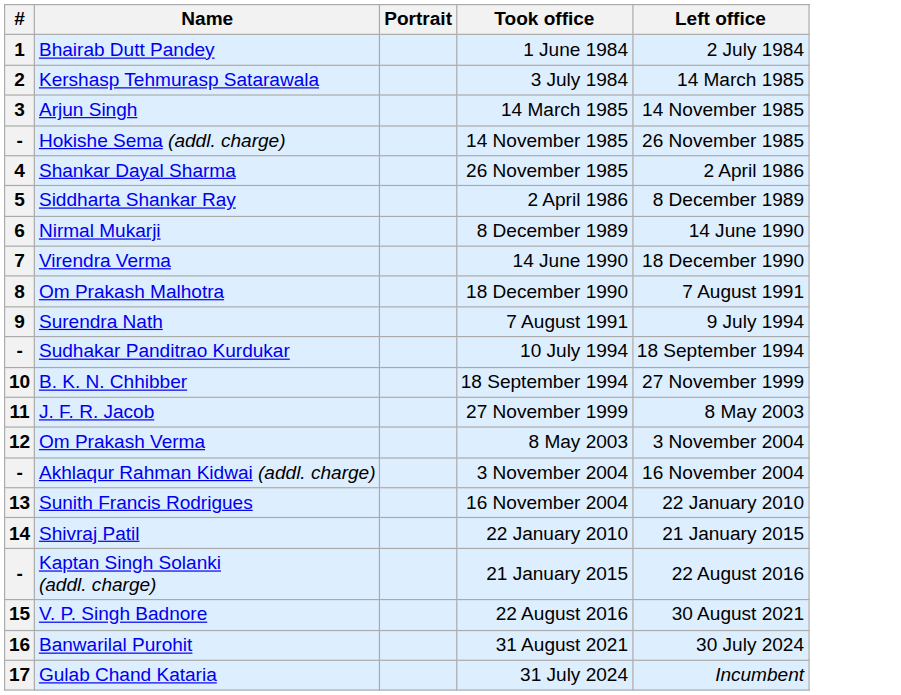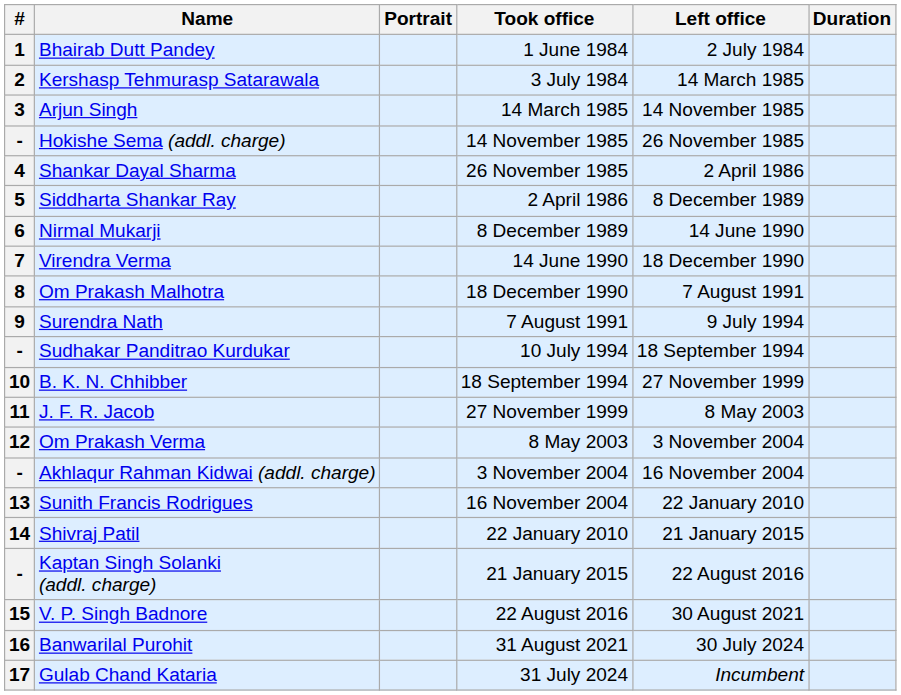+ column: (852, 19)
